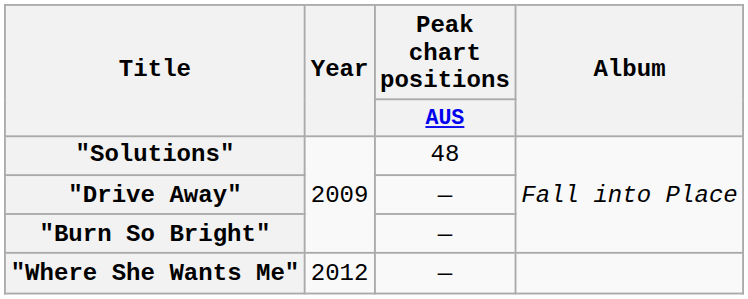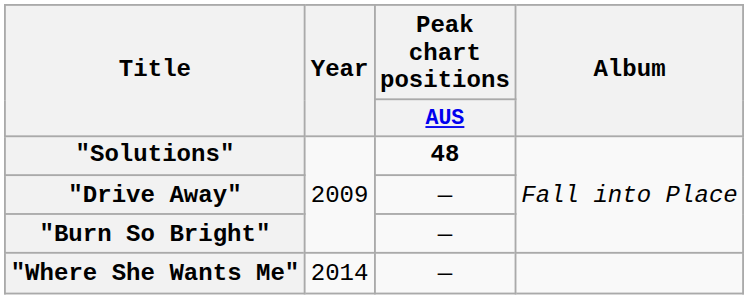(445, 156) normal -> (445, 156) bold
(340, 273) 2012 -> (340, 273) 2014
